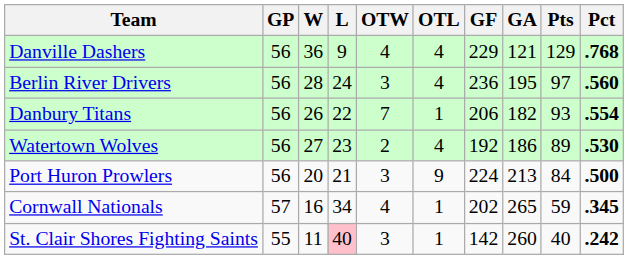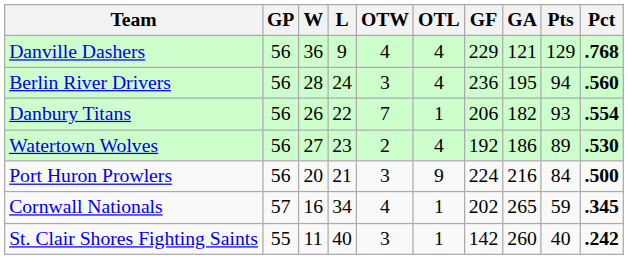(561, 82) 97 -> (561, 82) 94
(522, 176) 213 -> (522, 176) 216
(342, 238) pink background -> (342, 238) no background
